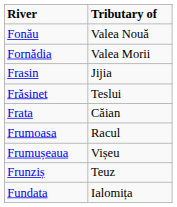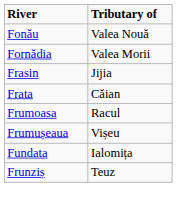- row: (27, 93)
rows swapped: (26, 172) <-> (27, 192)
